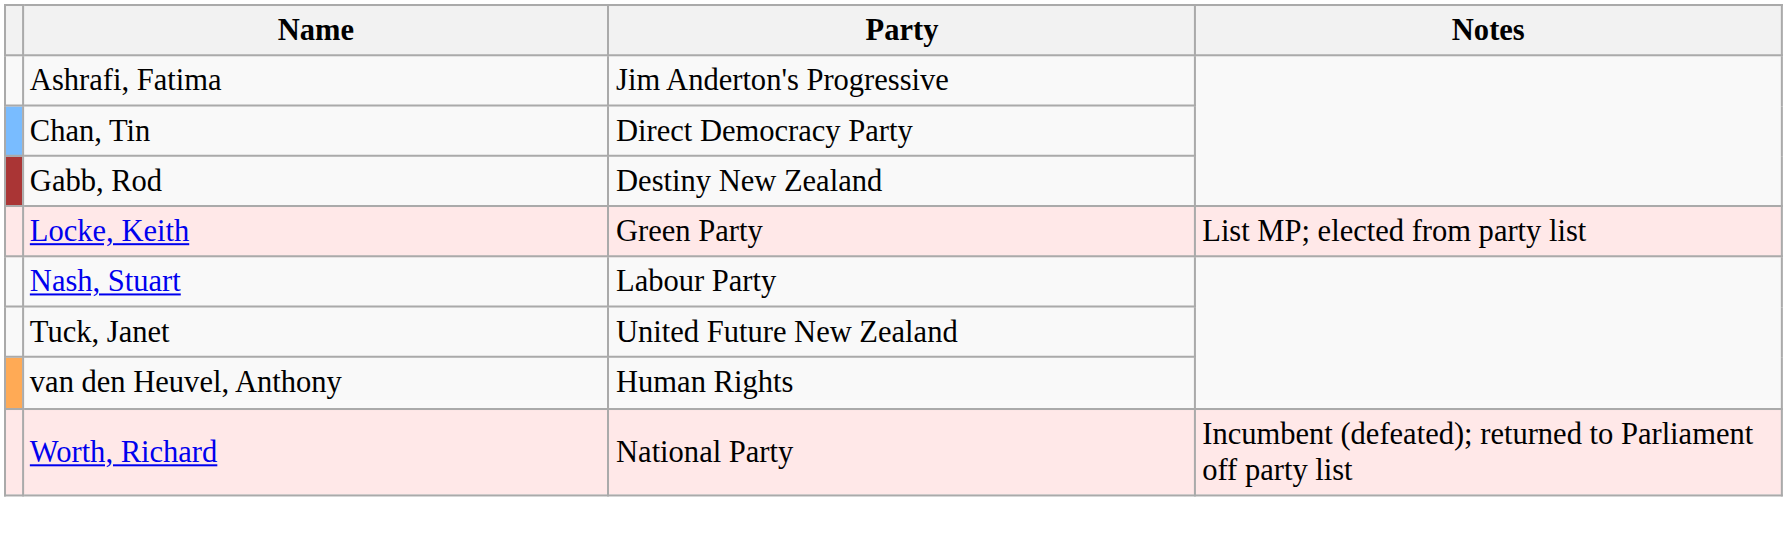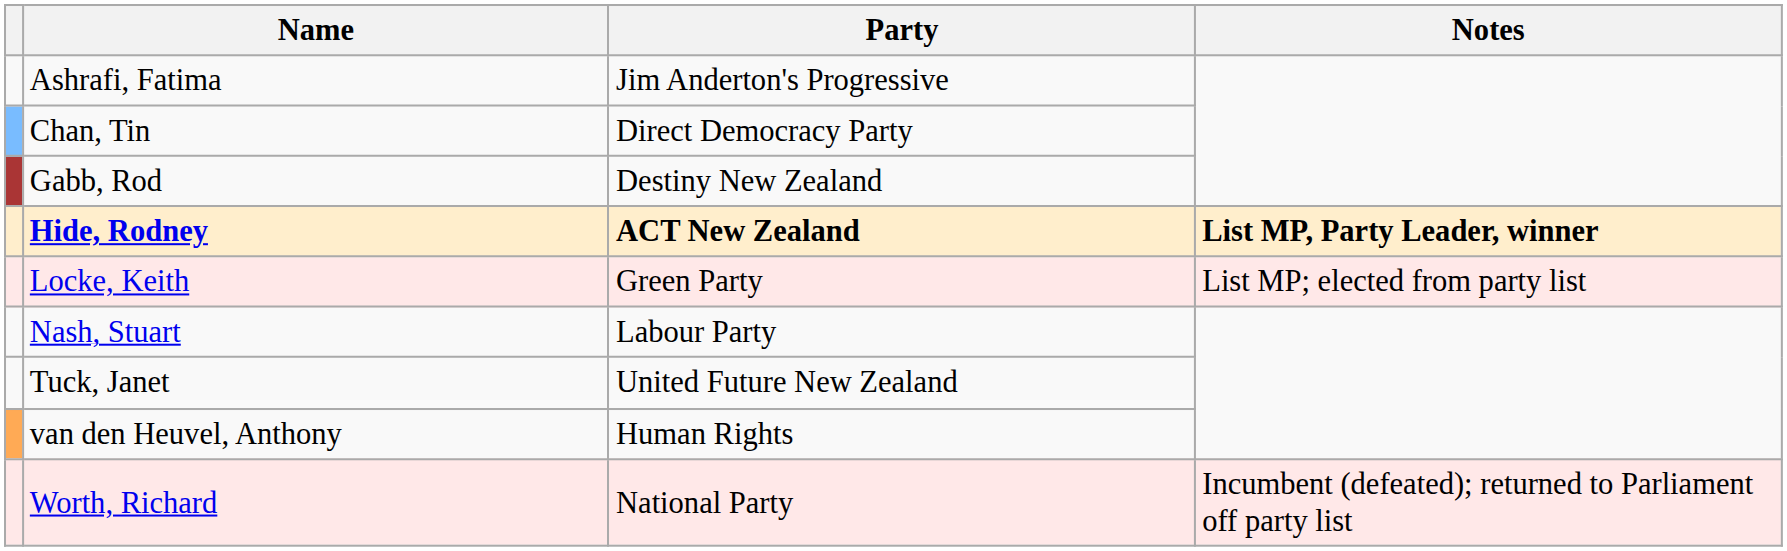+ row: (119, 231)
